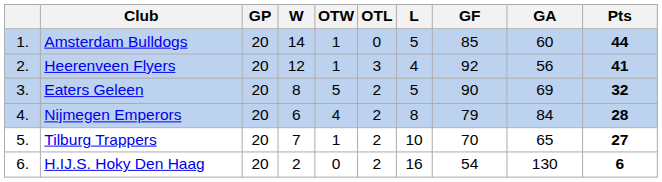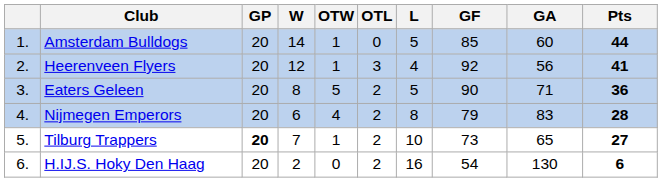(545, 90) 69 -> (545, 90) 71
(620, 90) 32 -> (620, 90) 36
(545, 115) 84 -> (545, 115) 83
(260, 139) normal -> (260, 139) bold
(470, 139) 70 -> (470, 139) 73
